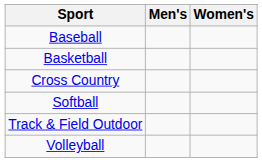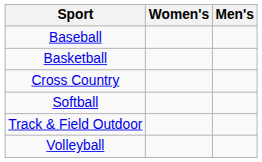columns swapped: (168, 15) <-> (224, 15)
